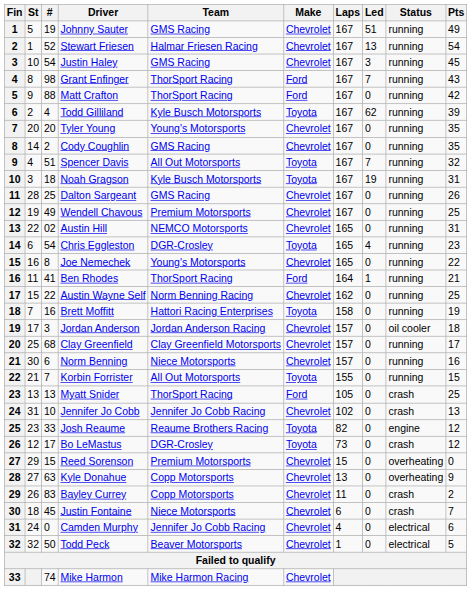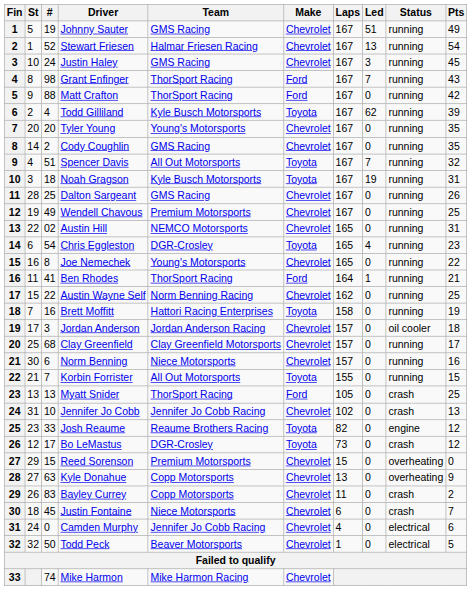(50, 63) 54 -> (50, 63) 24
